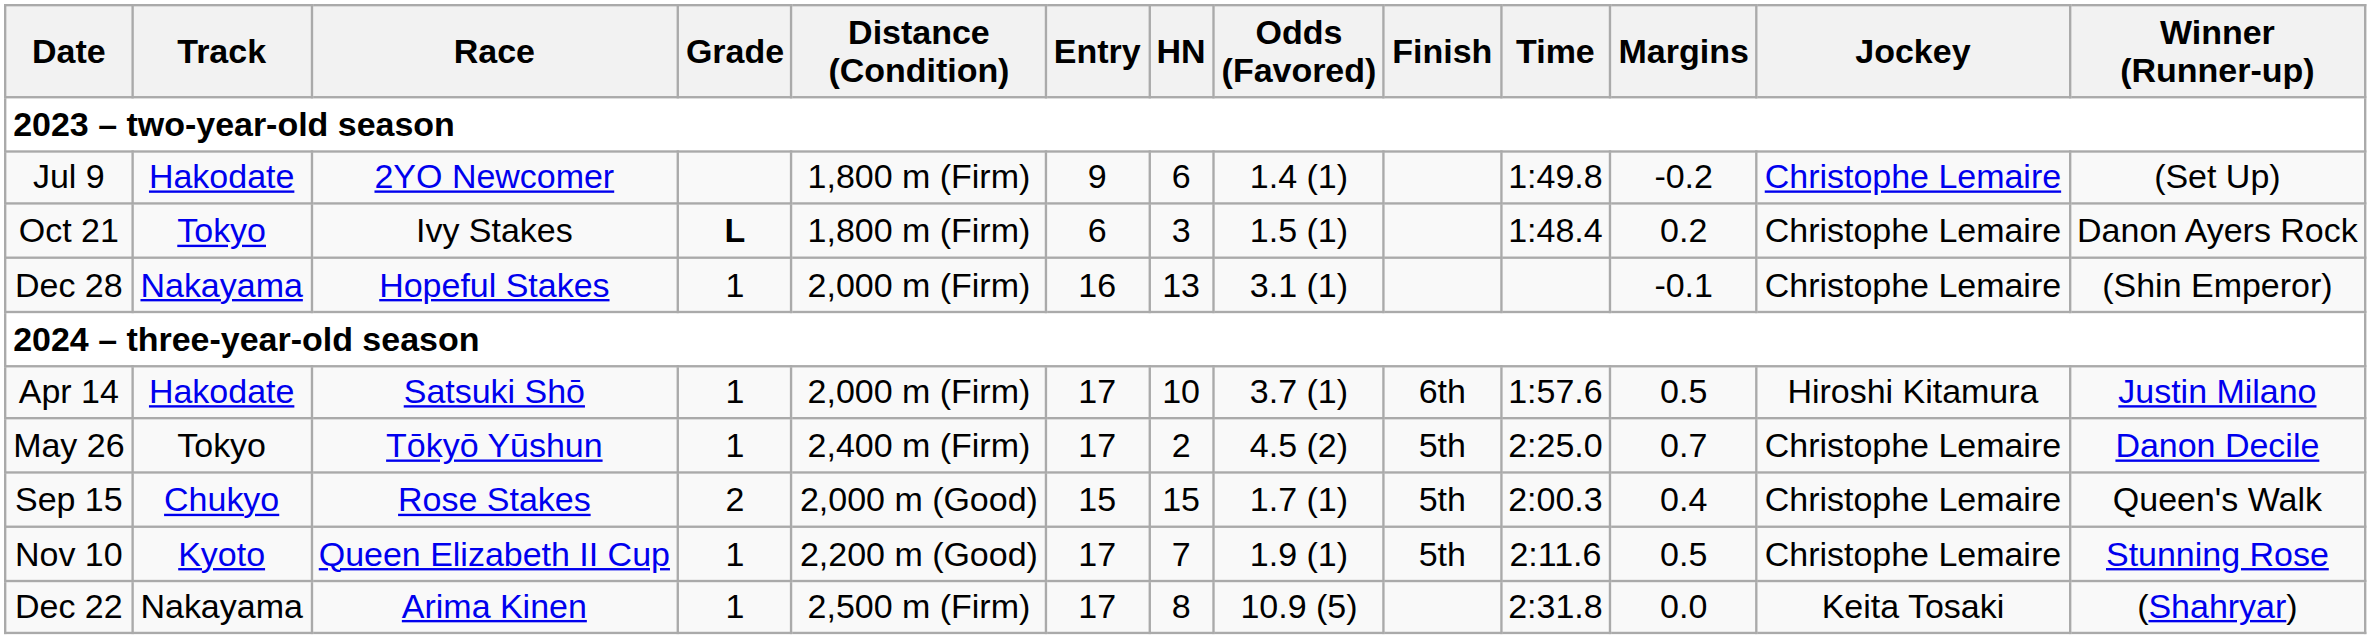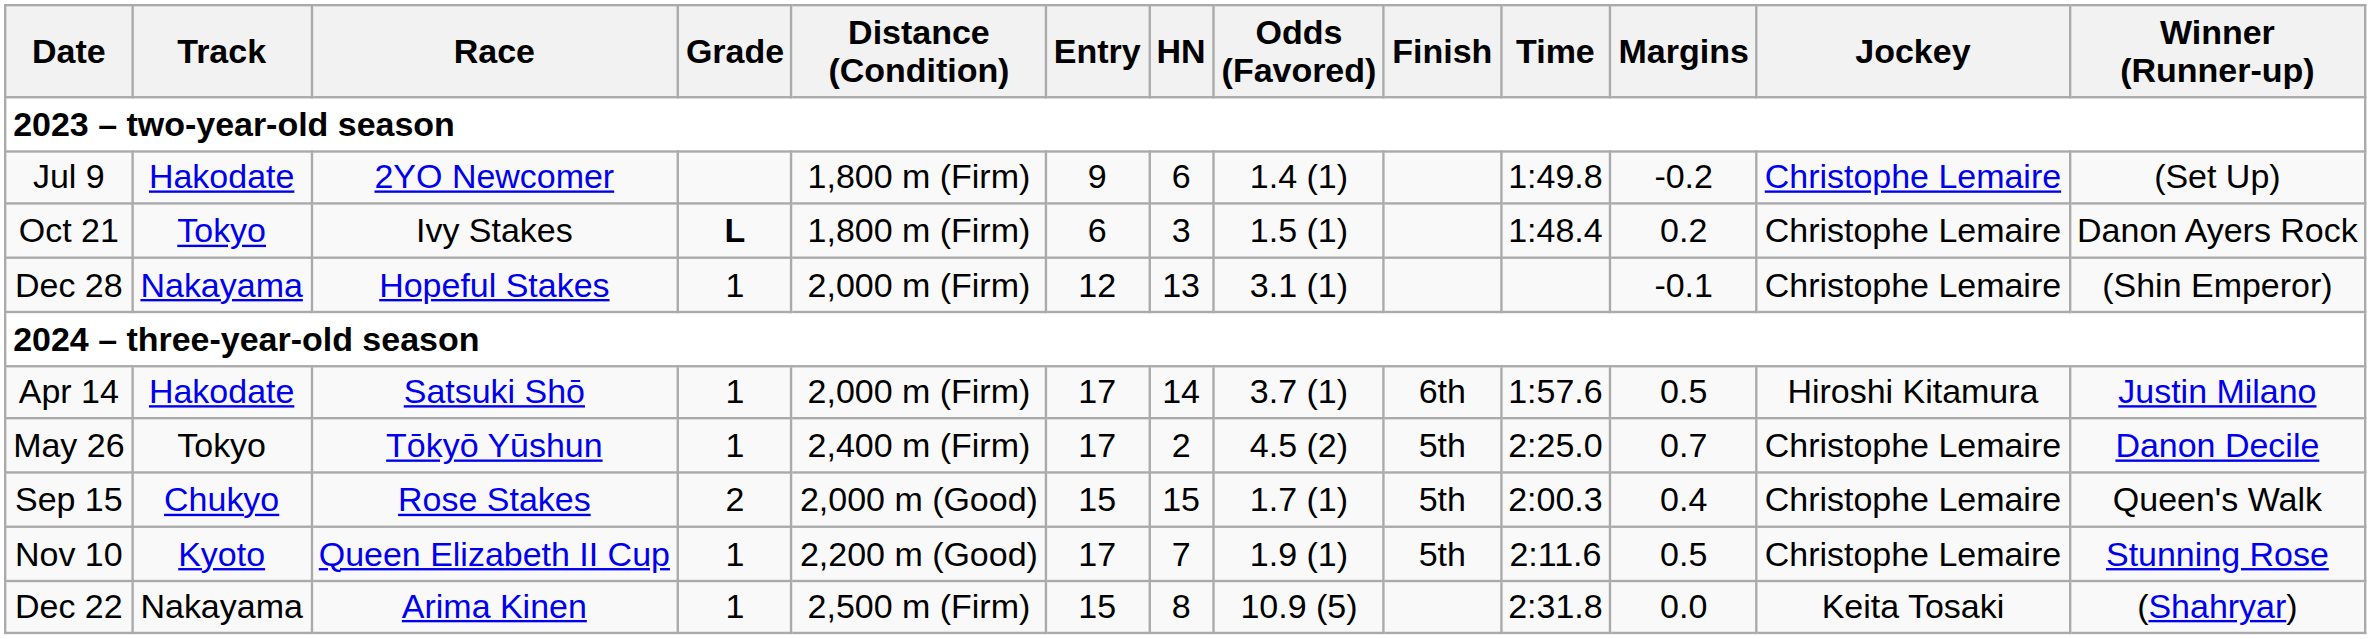(1097, 285) 16 -> (1097, 285) 12
(1181, 392) 10 -> (1181, 392) 14
(1097, 607) 17 -> (1097, 607) 15
